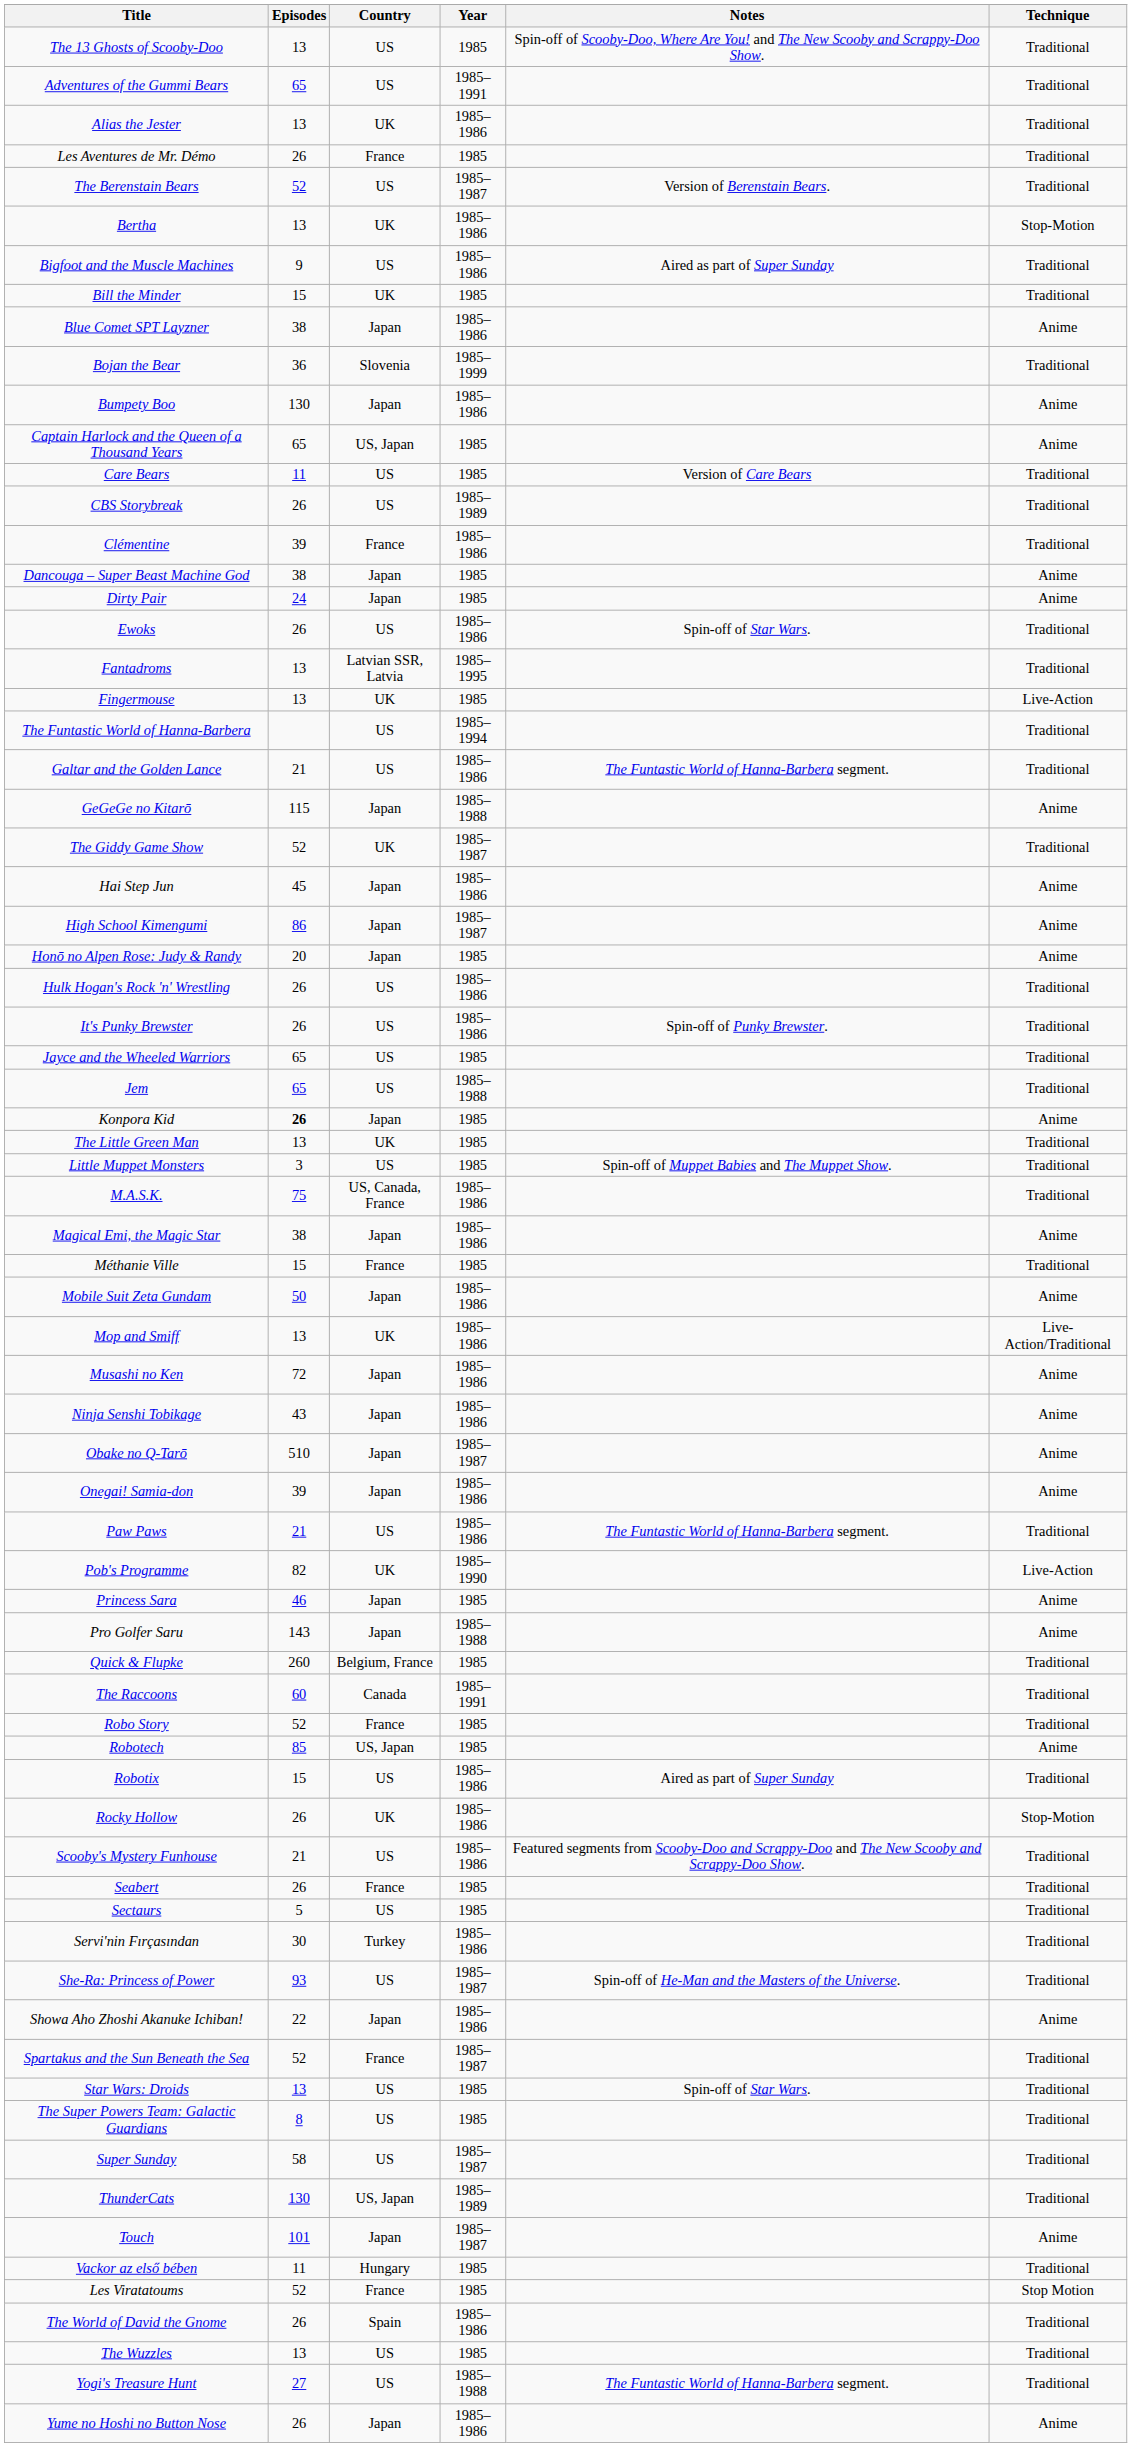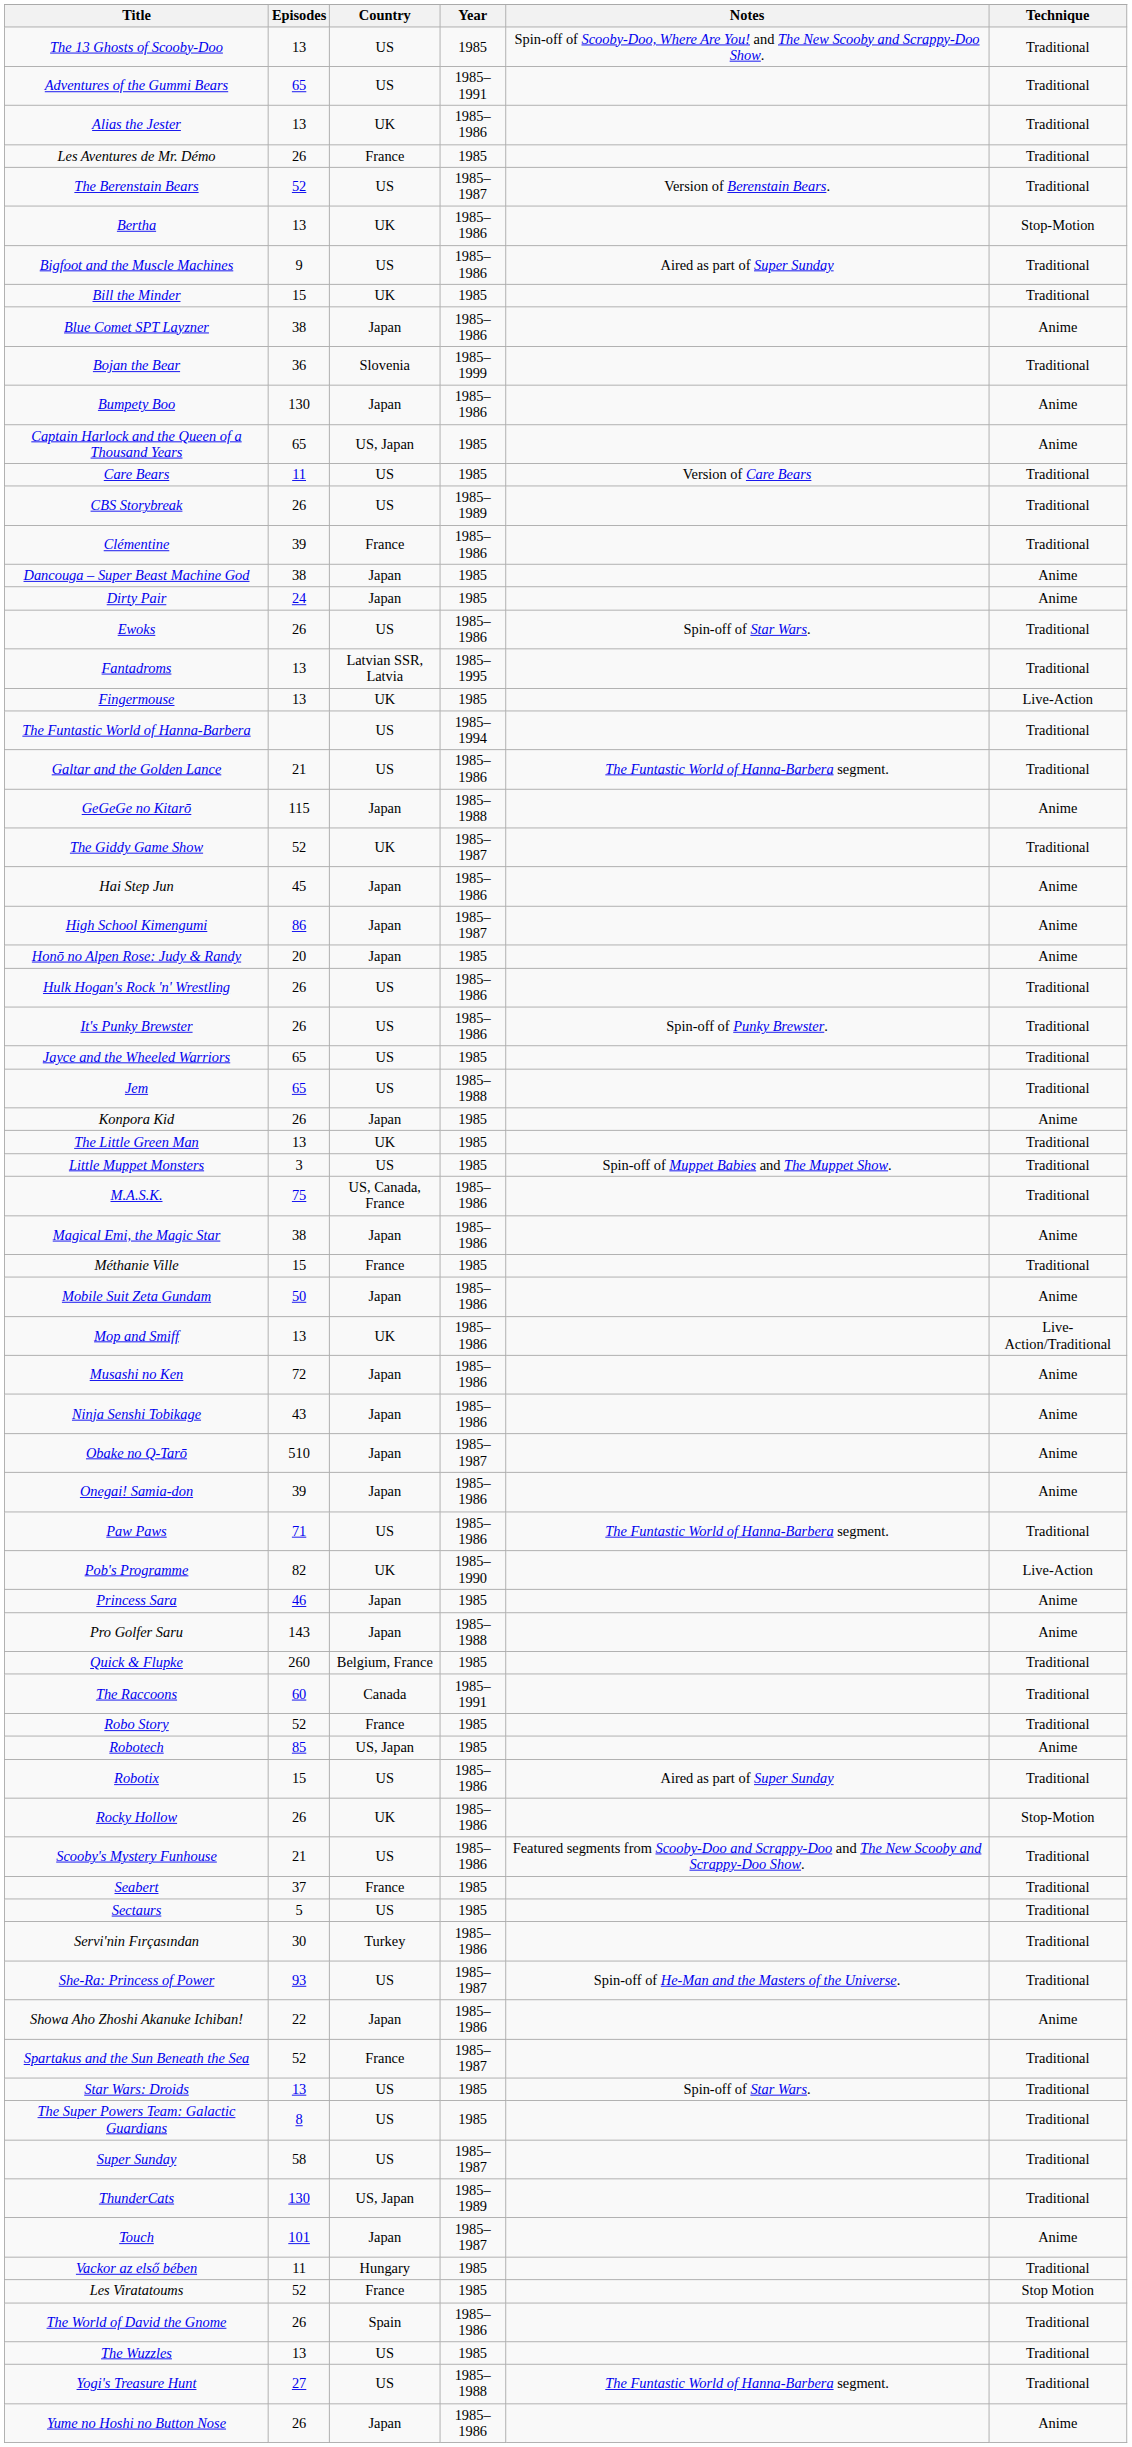(299, 1119) bold -> (299, 1119) normal
(299, 1531) 21 -> (299, 1531) 71
(299, 1887) 26 -> (299, 1887) 37
